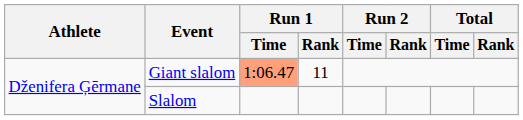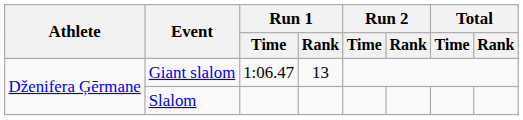(269, 72) lightsalmon background -> (269, 72) no background
(321, 72) 11 -> (321, 72) 13
